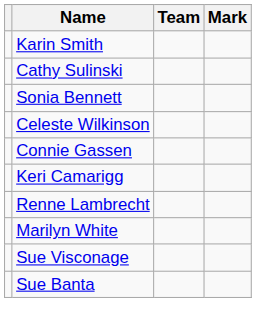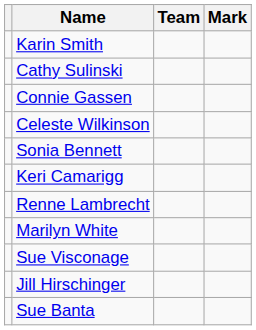rows swapped: (74, 151) <-> (69, 97)
+ row: (71, 284)
